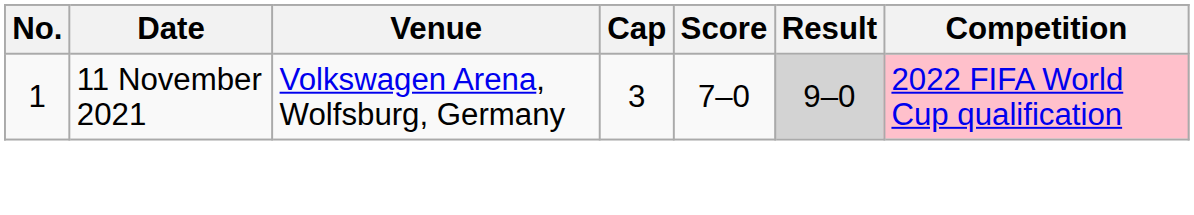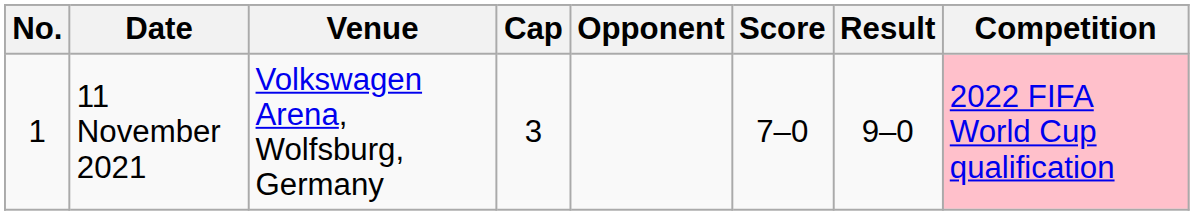+ column: (651, 29)
(829, 96) lightgrey background -> (888, 131) no background
